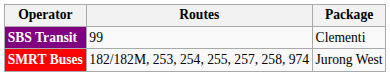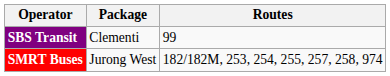columns swapped: (349, 15) <-> (199, 15)
